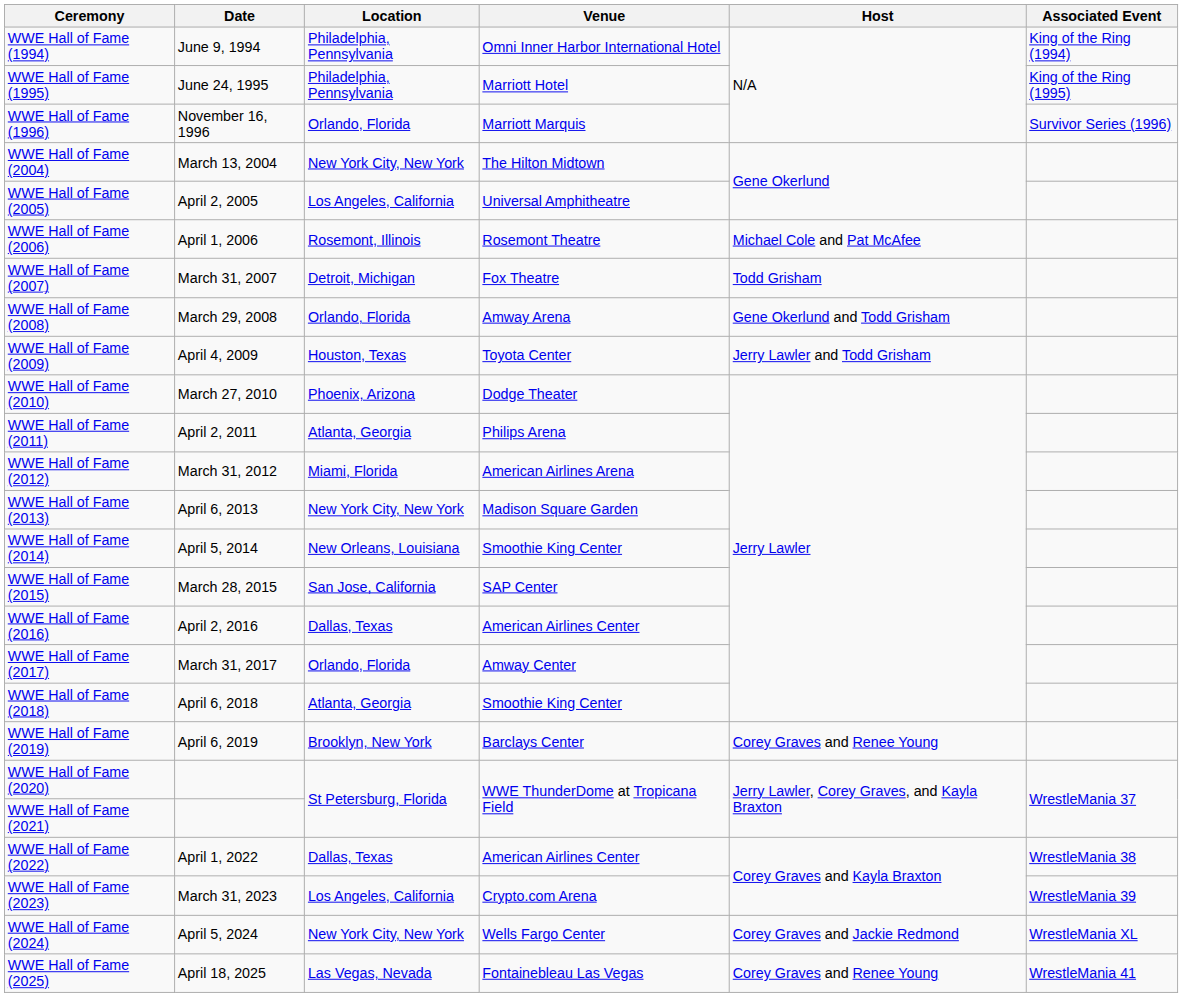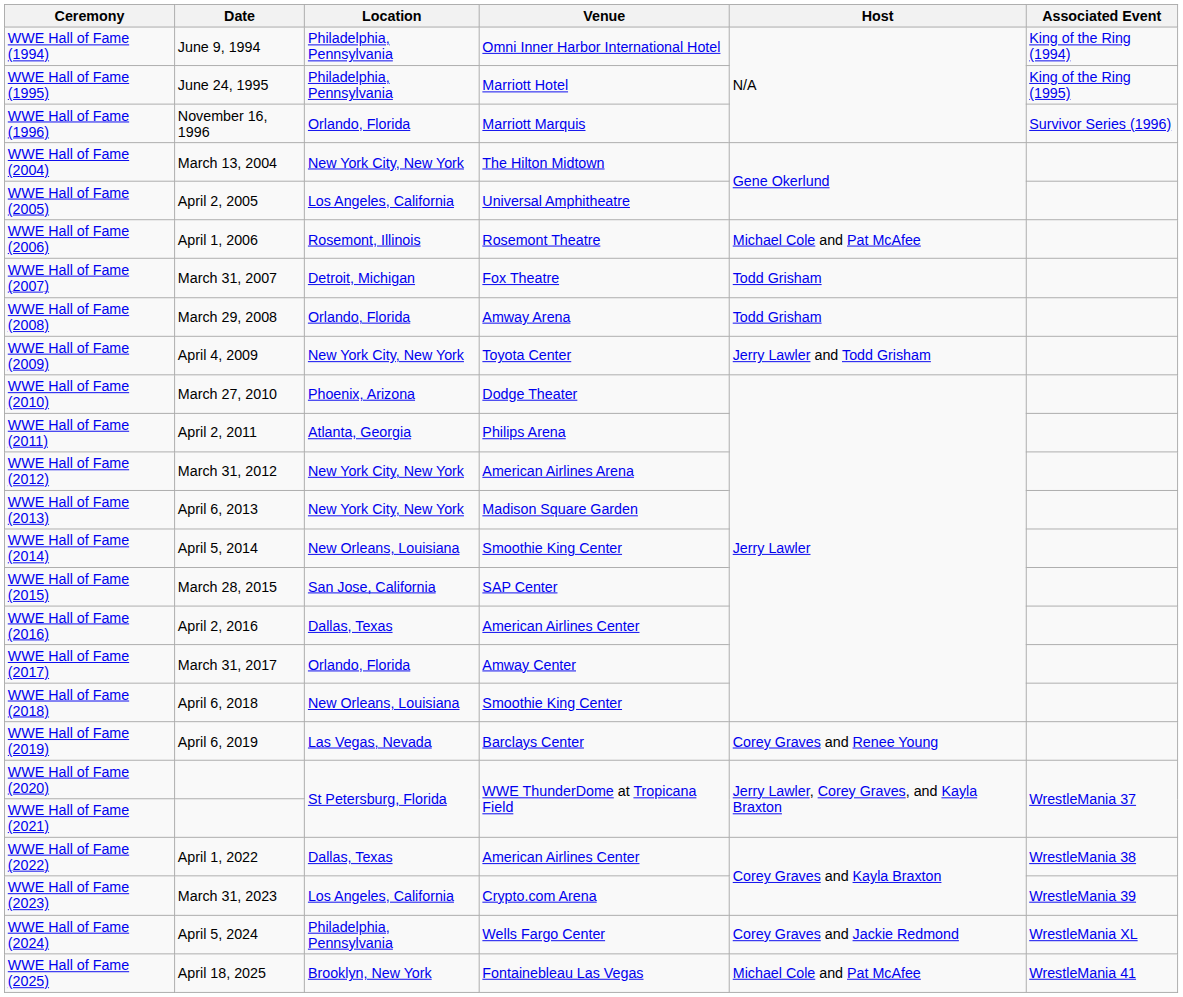(841, 317) Gene Okerlund and Todd Grisham -> (777, 317) Todd Grisham
(357, 355) Houston, Texas -> (386, 355) New York City, New York
(353, 471) Miami, Florida -> (386, 471) New York City, New York
(360, 703) Atlanta, Georgia -> (384, 703) New Orleans, Louisiana
(370, 741) Brooklyn, New York -> (370, 741) Las Vegas, Nevada
(386, 934) New York City, New York -> (350, 934) Philadelphia, Pennsylvania
(370, 973) Las Vegas, Nevada -> (370, 973) Brooklyn, New York
(836, 973) Corey Graves and Renee Young -> (827, 973) Michael Cole and Pat McAfee
